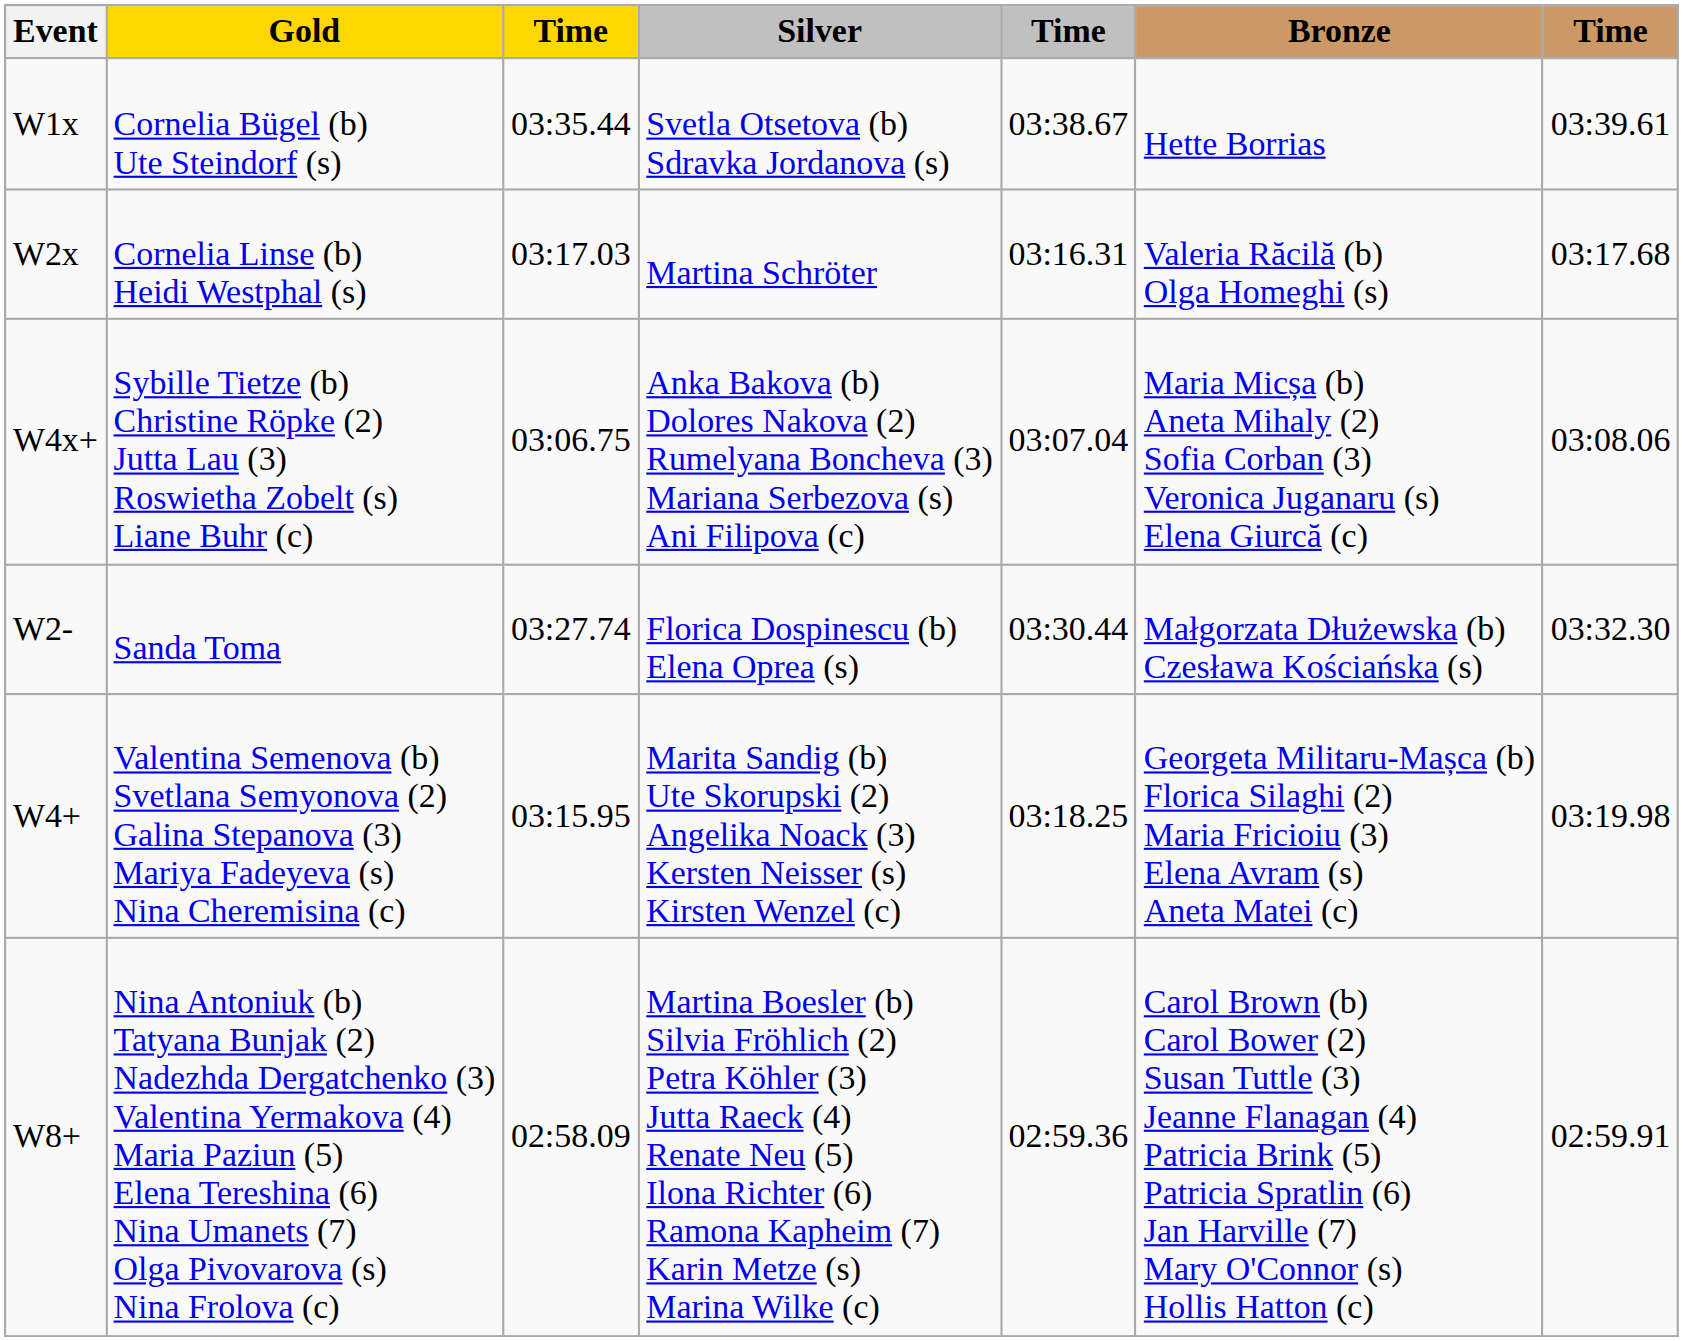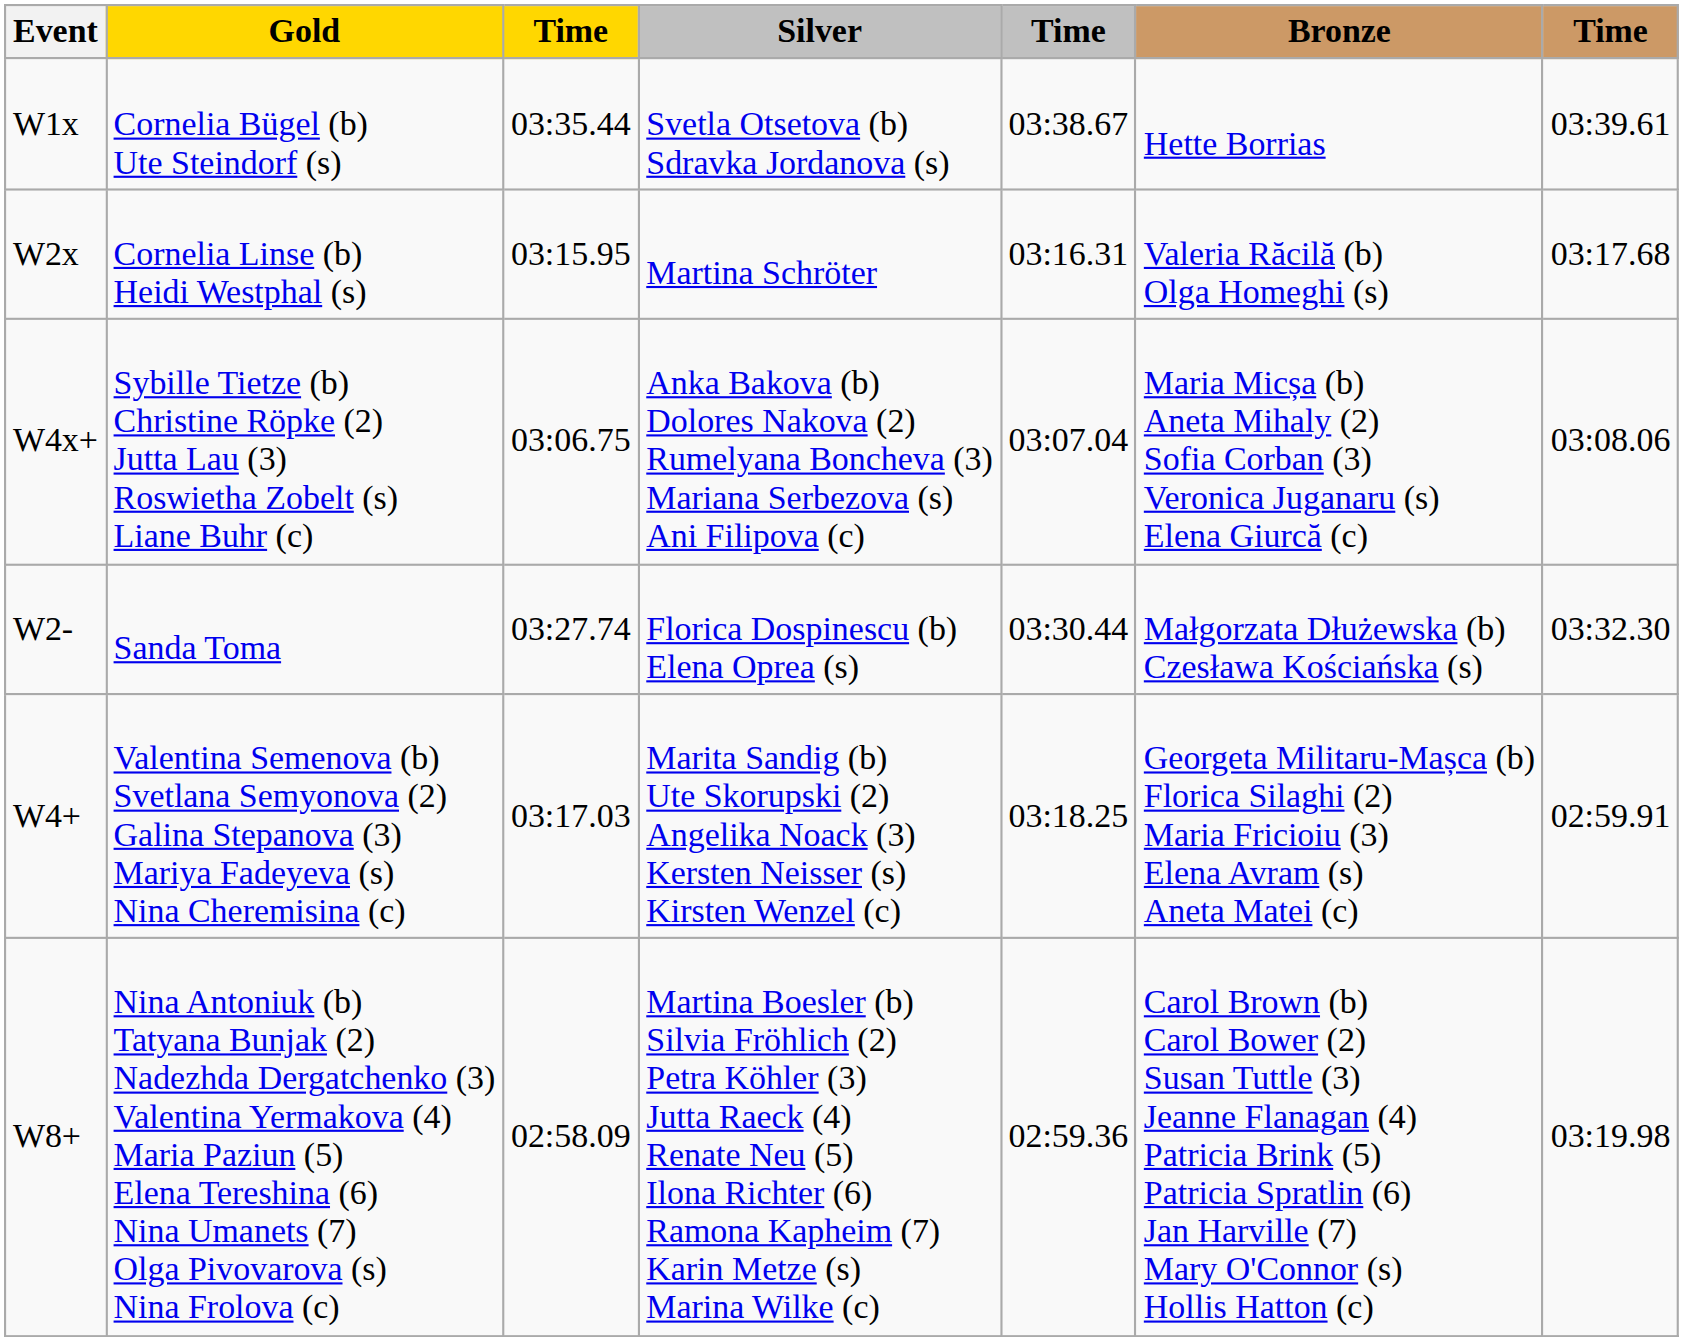(571, 253) 03:17.03 -> (571, 253) 03:15.95
(571, 815) 03:15.95 -> (571, 815) 03:17.03
(1611, 815) 03:19.98 -> (1611, 815) 02:59.91
(1611, 1136) 02:59.91 -> (1611, 1136) 03:19.98
